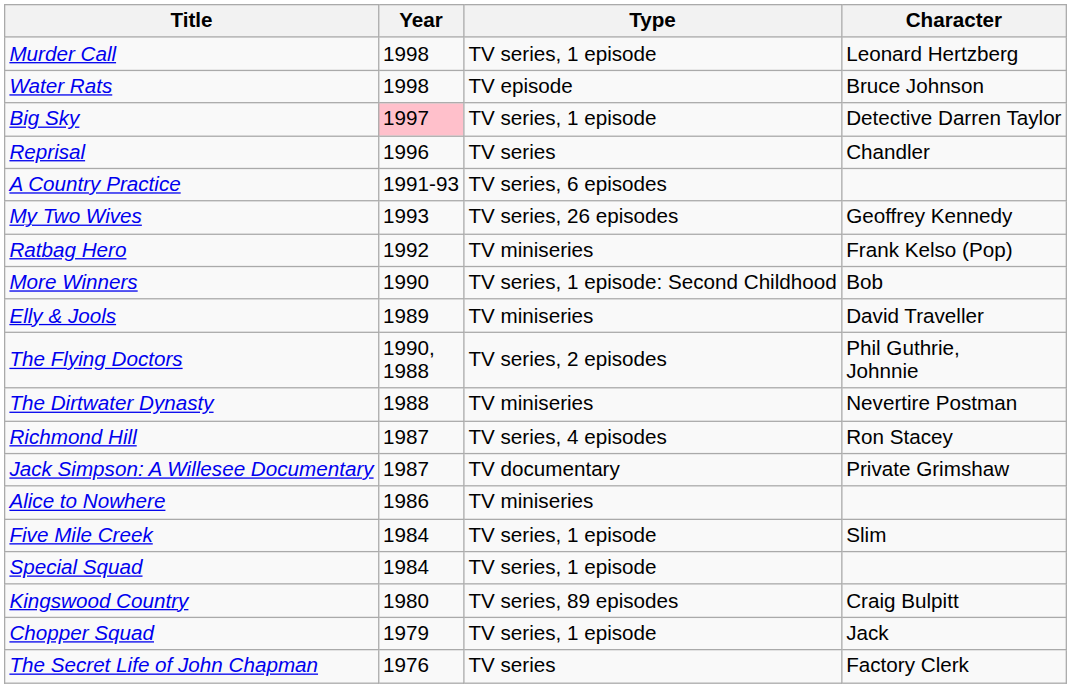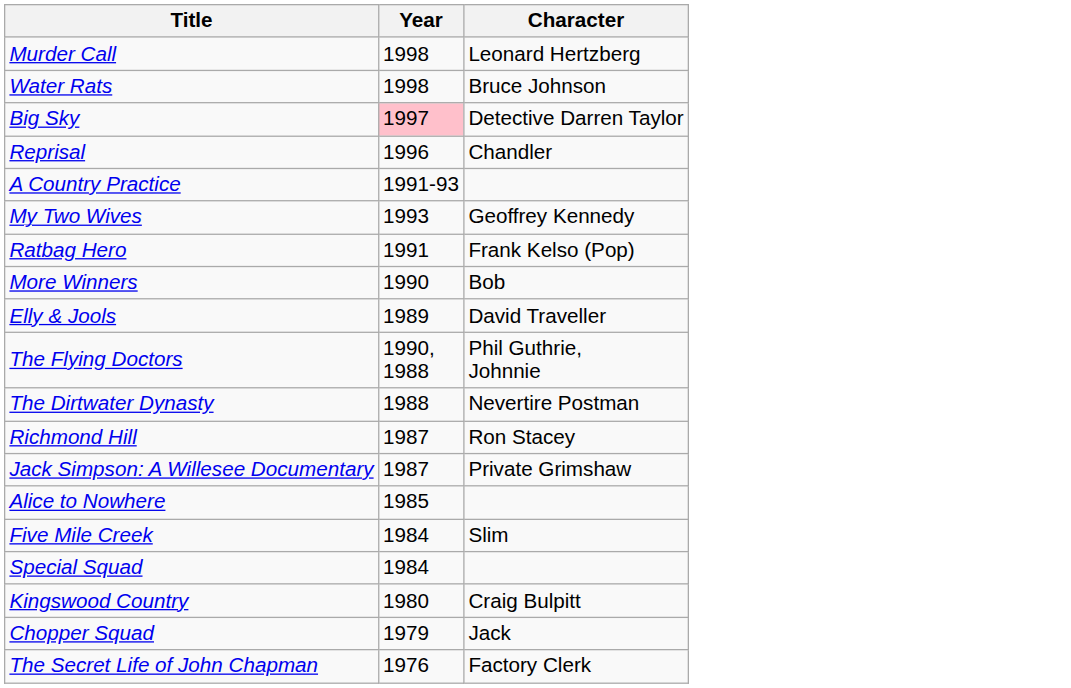- column: (653, 20)
(406, 250) 1992 -> (406, 250) 1991
(406, 502) 1986 -> (406, 502) 1985
